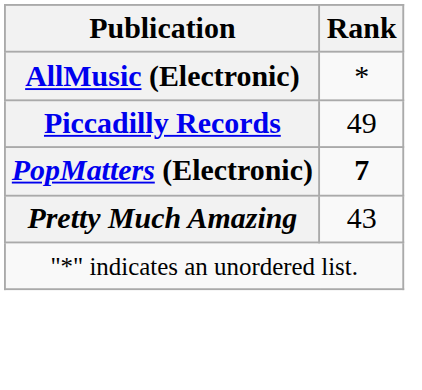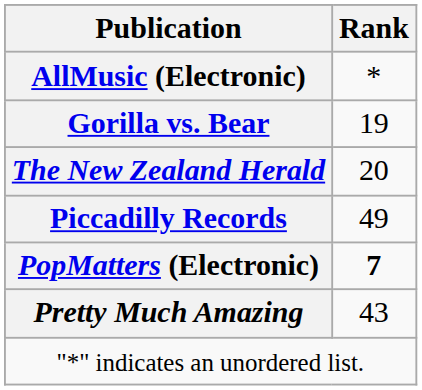+ row: (168, 123)
+ row: (168, 170)
